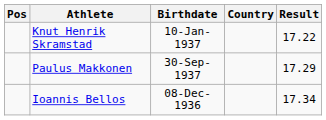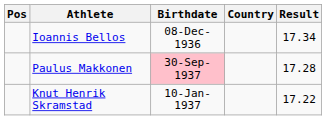rows swapped: (69, 38) <-> (79, 99)
(188, 69) no background -> (188, 69) pink background
(299, 69) 17.29 -> (299, 69) 17.28
